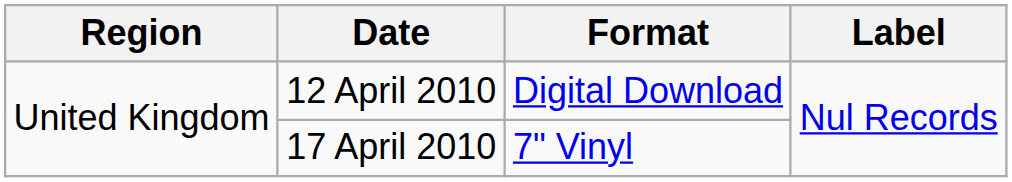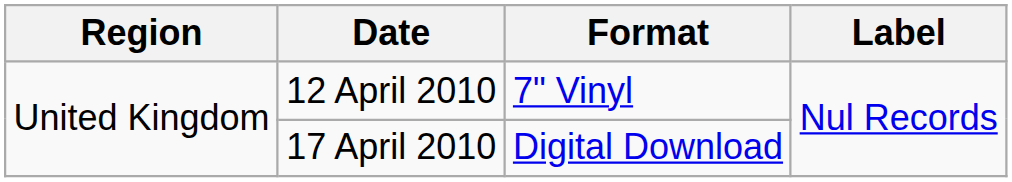(648, 90) Digital Download -> (573, 90) 7" Vinyl
(573, 147) 7" Vinyl -> (648, 147) Digital Download
